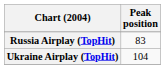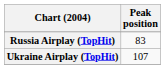(140, 56) 104 -> (140, 56) 107
